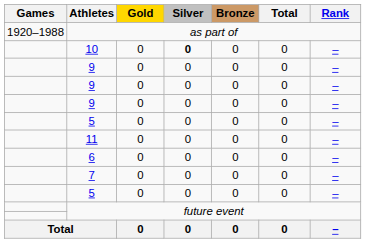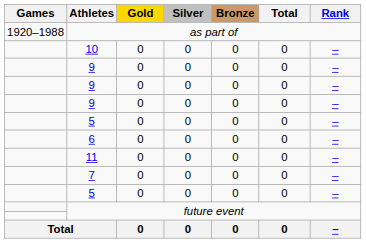(188, 50) bold -> (188, 50) normal
rows swapped: (92, 158) <-> (92, 140)
